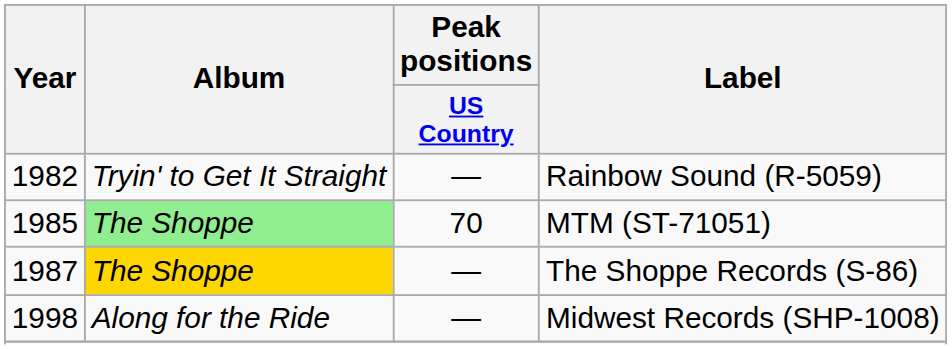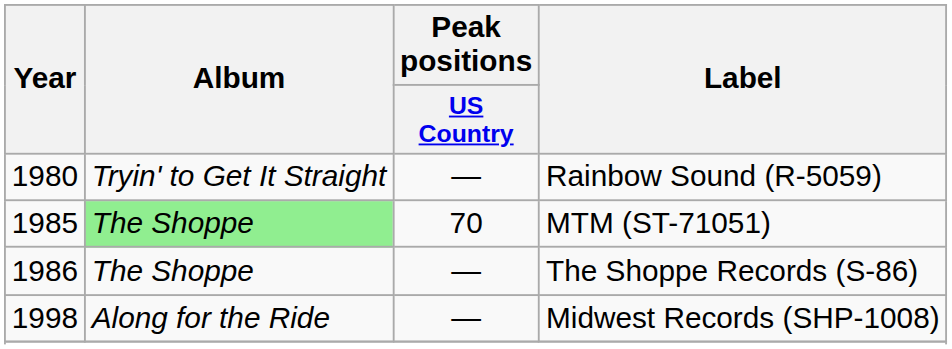(45, 176) 1982 -> (45, 176) 1980
(45, 270) 1987 -> (45, 270) 1986
(173, 270) gold background -> (173, 270) no background
